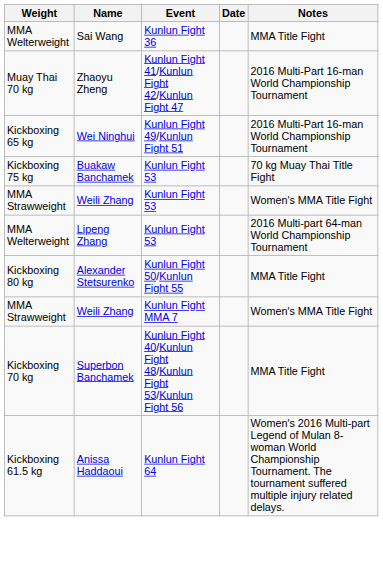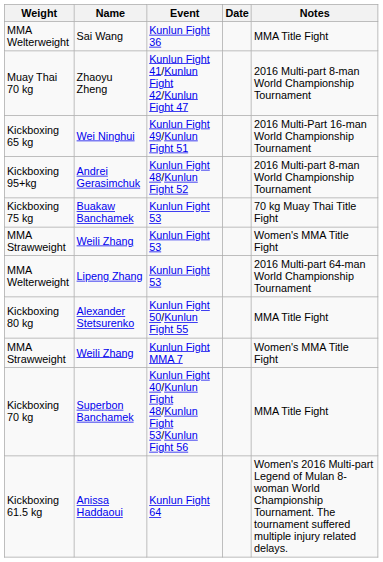(307, 83) 2016 Multi-Part 16-man World Championship Tournament -> (307, 83) 2016 Multi-part 8-man World Championship Tournament
+ row: (108, 178)
